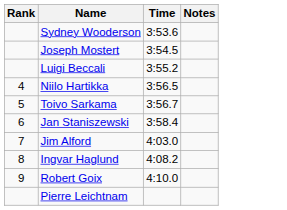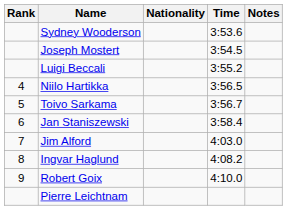+ column: (176, 13)
